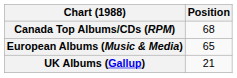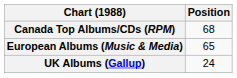(209, 64) 21 -> (209, 64) 24
